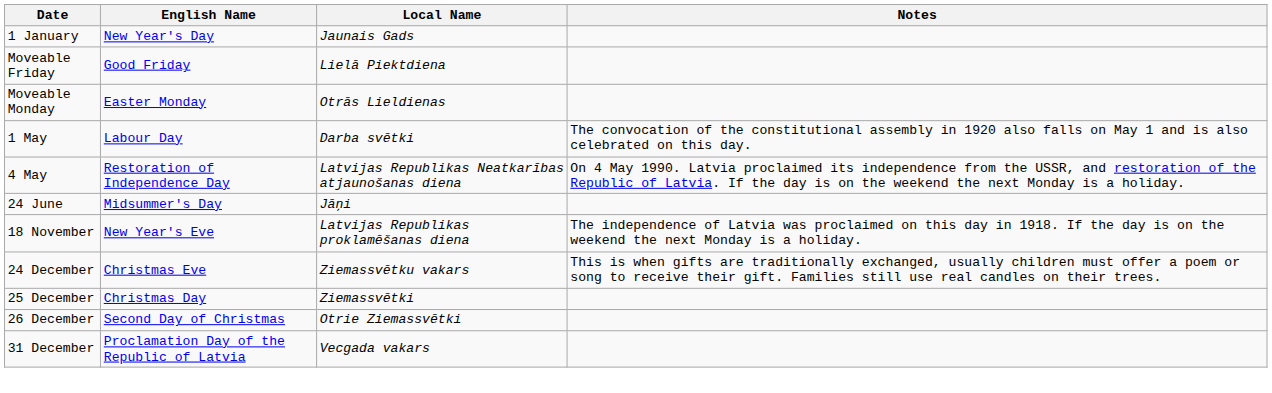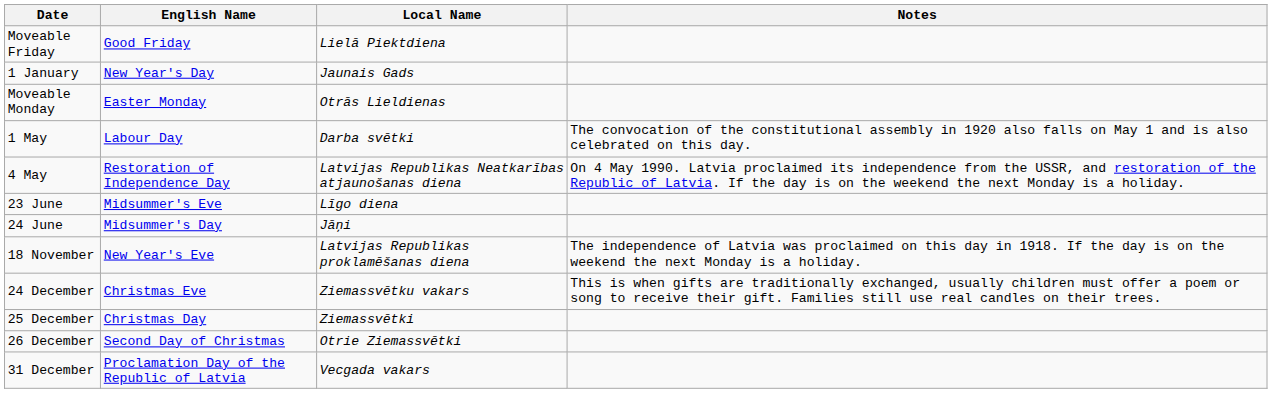rows swapped: (43, 37) <-> (39, 66)
+ row: (35, 204)
